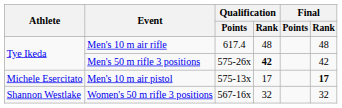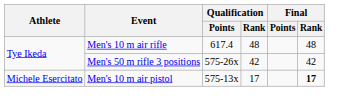(267, 62) bold -> (254, 62) normal
- row: (150, 95)
